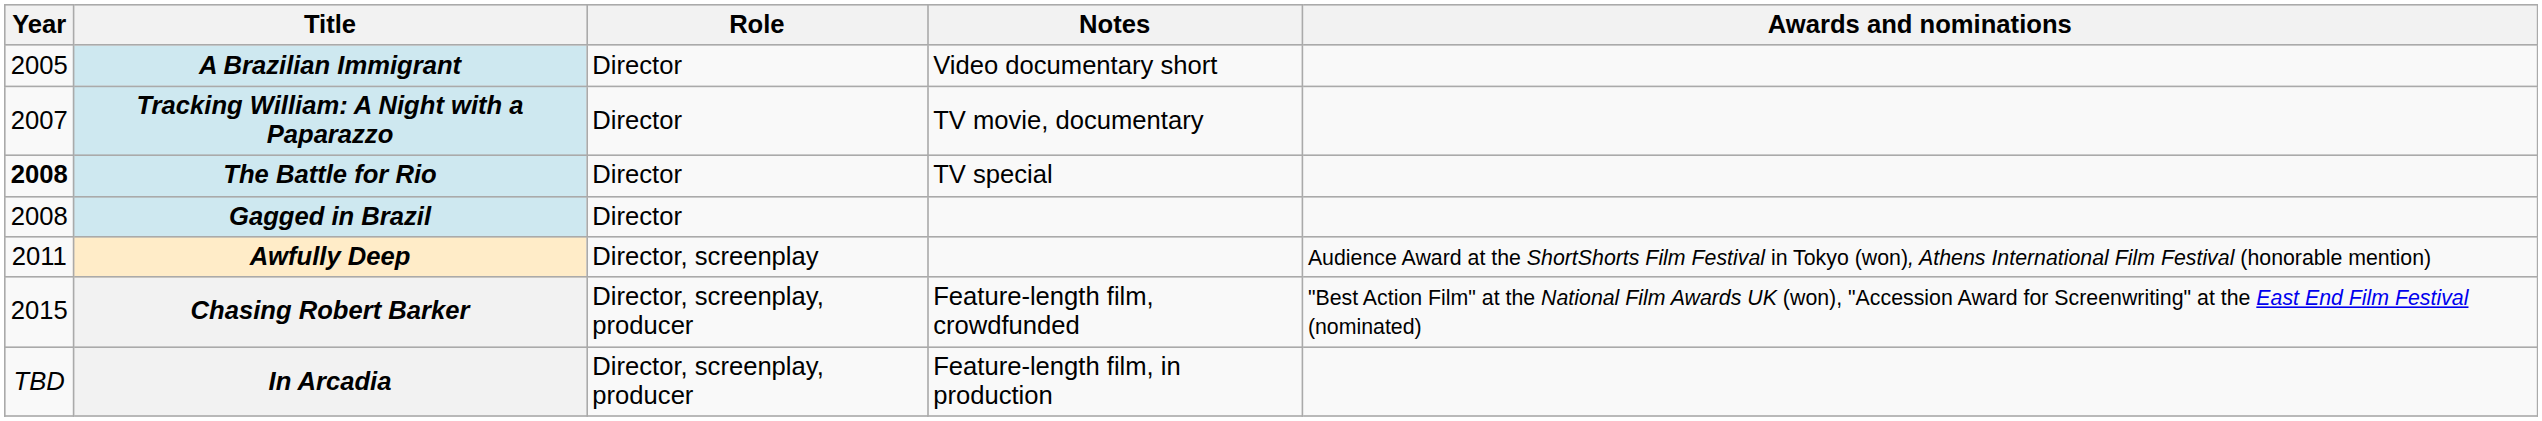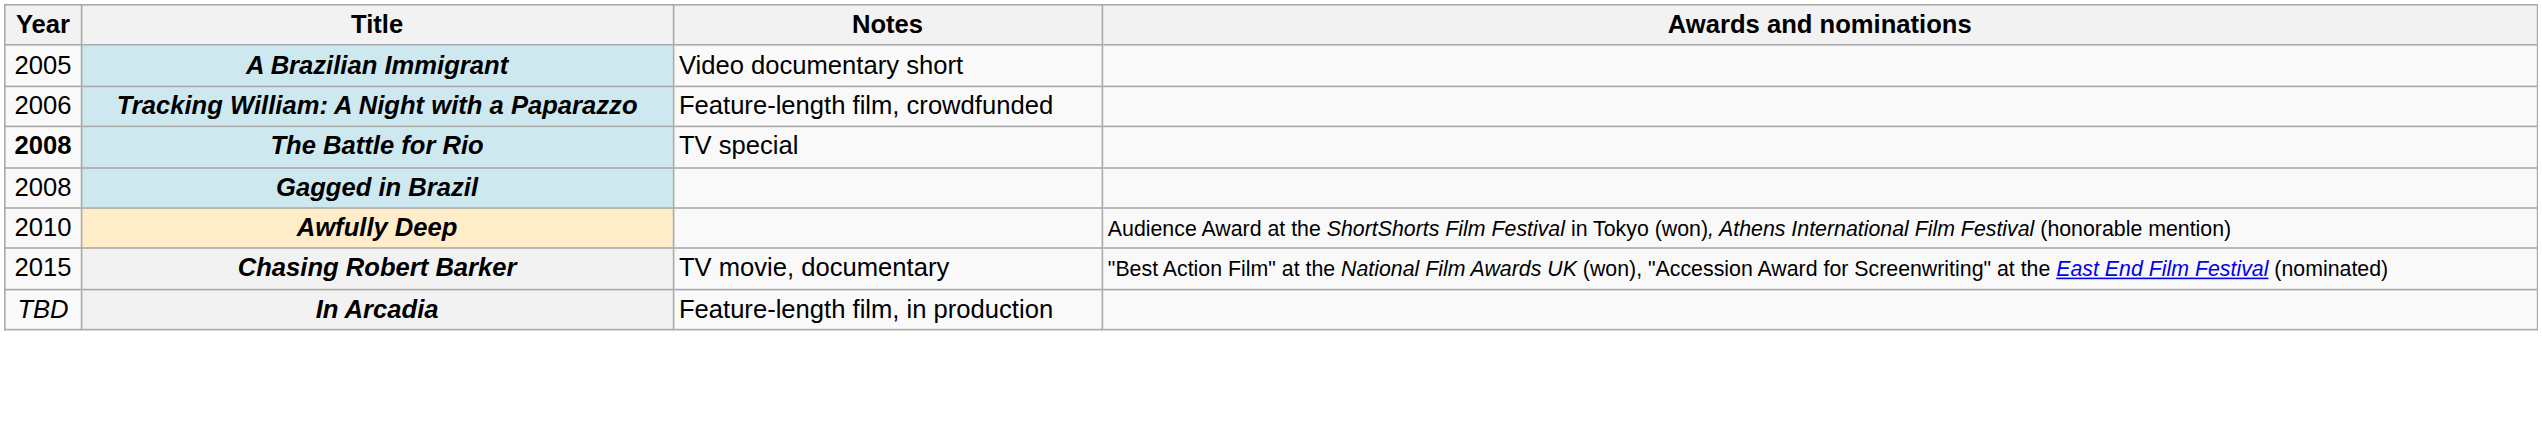- column: (757, 24)
(39, 120) 2007 -> (43, 106) 2006
(1068, 120) TV movie, documentary -> (866, 106) Feature-length film, crowdfunded
(39, 256) 2011 -> (43, 227) 2010
(1043, 311) Feature-length film, crowdfunded -> (814, 268) TV movie, documentary
